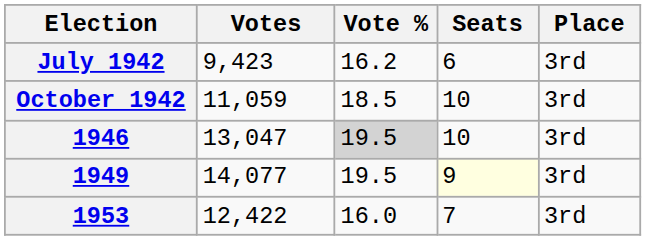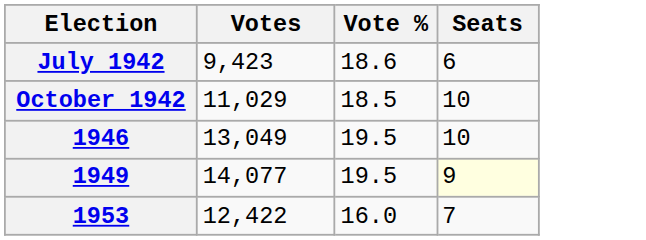- column: (589, 24)
(369, 62) 16.2 -> (369, 62) 18.6
(245, 101) 11,059 -> (245, 101) 11,029
(245, 139) 13,047 -> (245, 139) 13,049
(369, 139) lightgrey background -> (369, 139) no background
